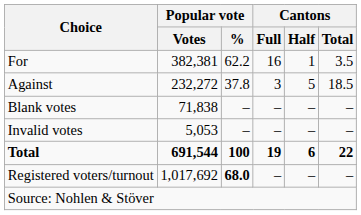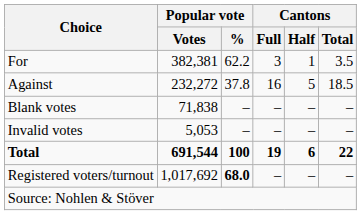(274, 61) 16 -> (278, 61) 3
(278, 84) 3 -> (274, 84) 16
